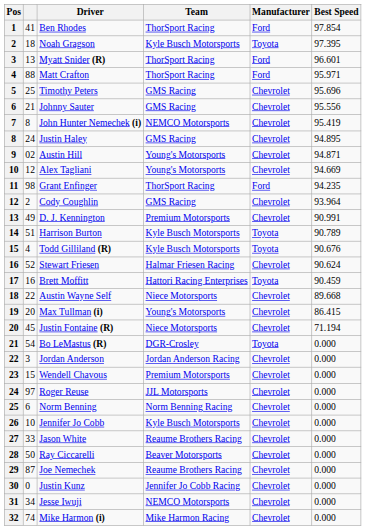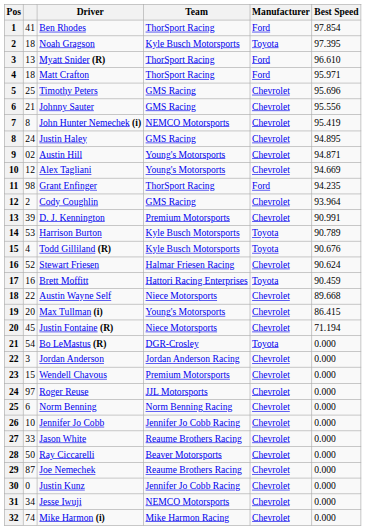(327, 59) 96.601 -> (327, 59) 96.610
(30, 75) 88 -> (30, 75) 18
(30, 217) 49 -> (30, 217) 39
(30, 233) 51 -> (30, 233) 53
(193, 423) Kyle Busch Motorsports -> (193, 423) Jennifer Jo Cobb Racing
